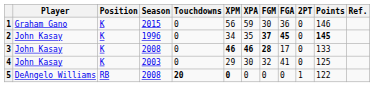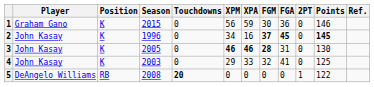(248, 37) 35 -> (248, 37) 16
(151, 50) 2008 -> (151, 50) 2005
(285, 50) 17 -> (285, 50) 31
(323, 50) 133 -> (323, 50) 130
(248, 62) 30 -> (248, 62) 33
(228, 75) bold -> (228, 75) normal
